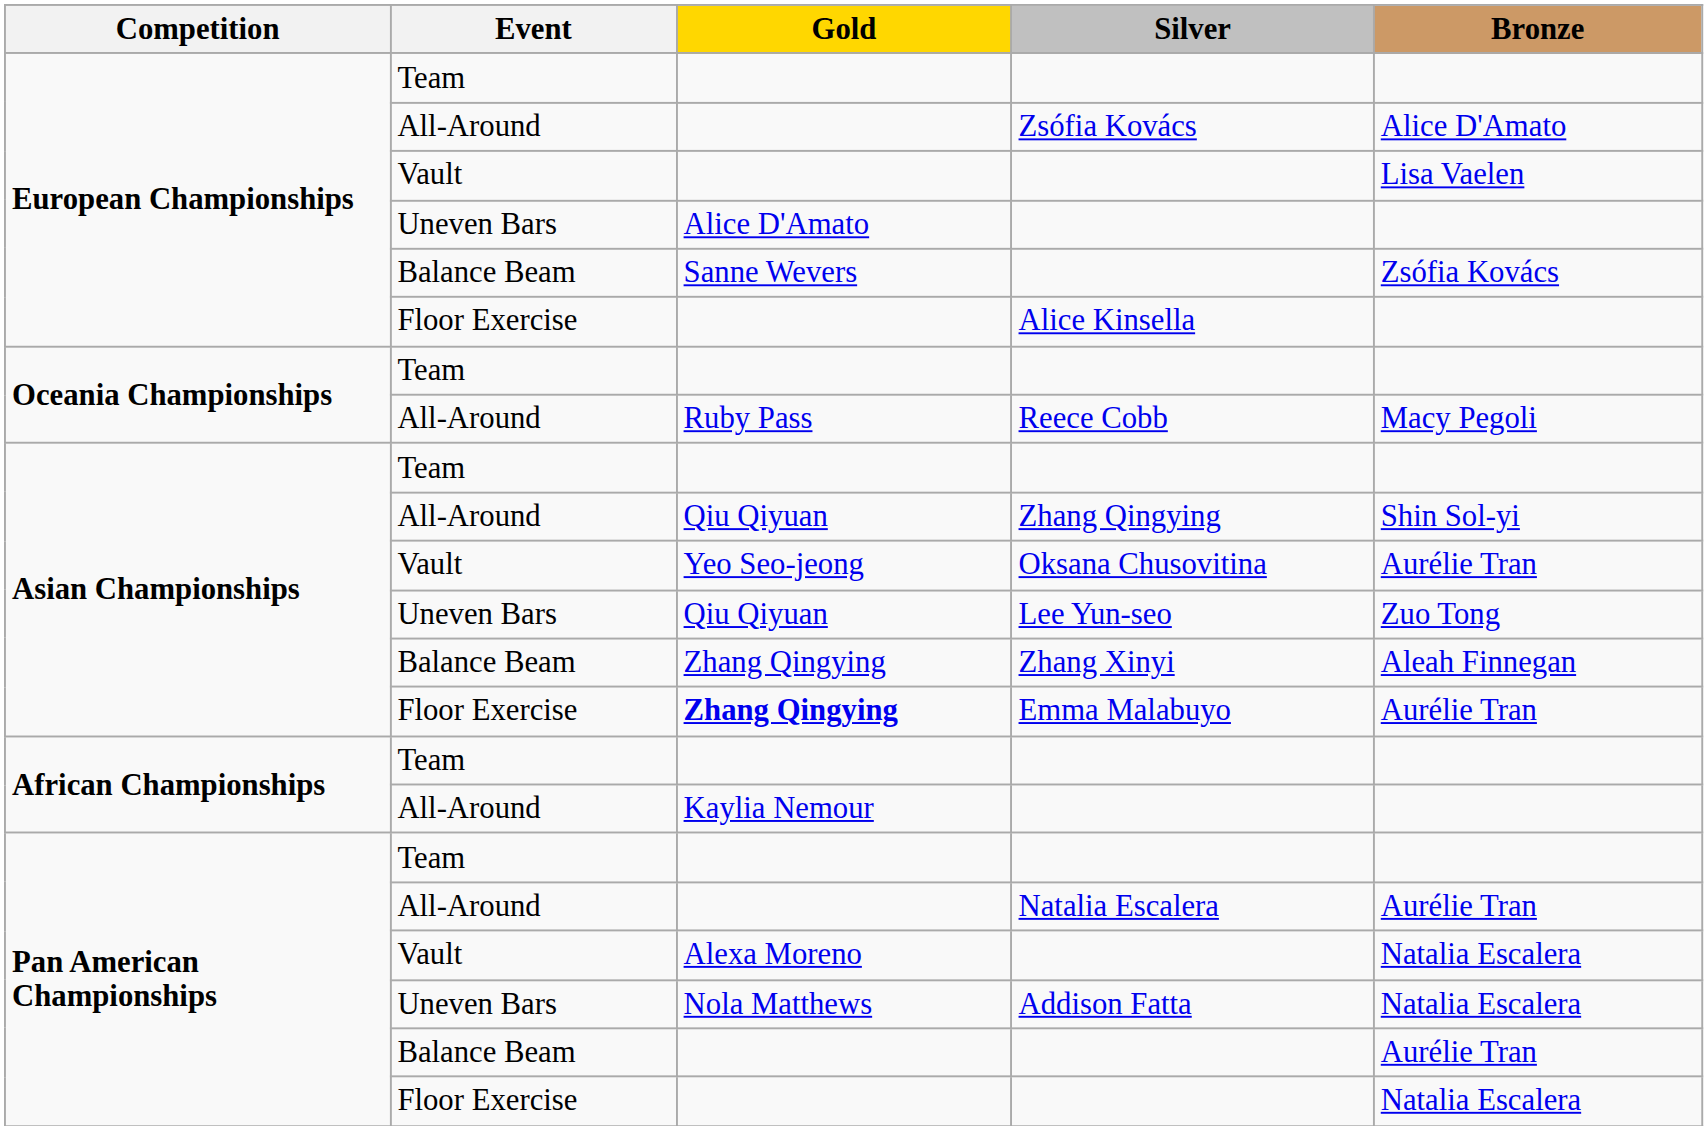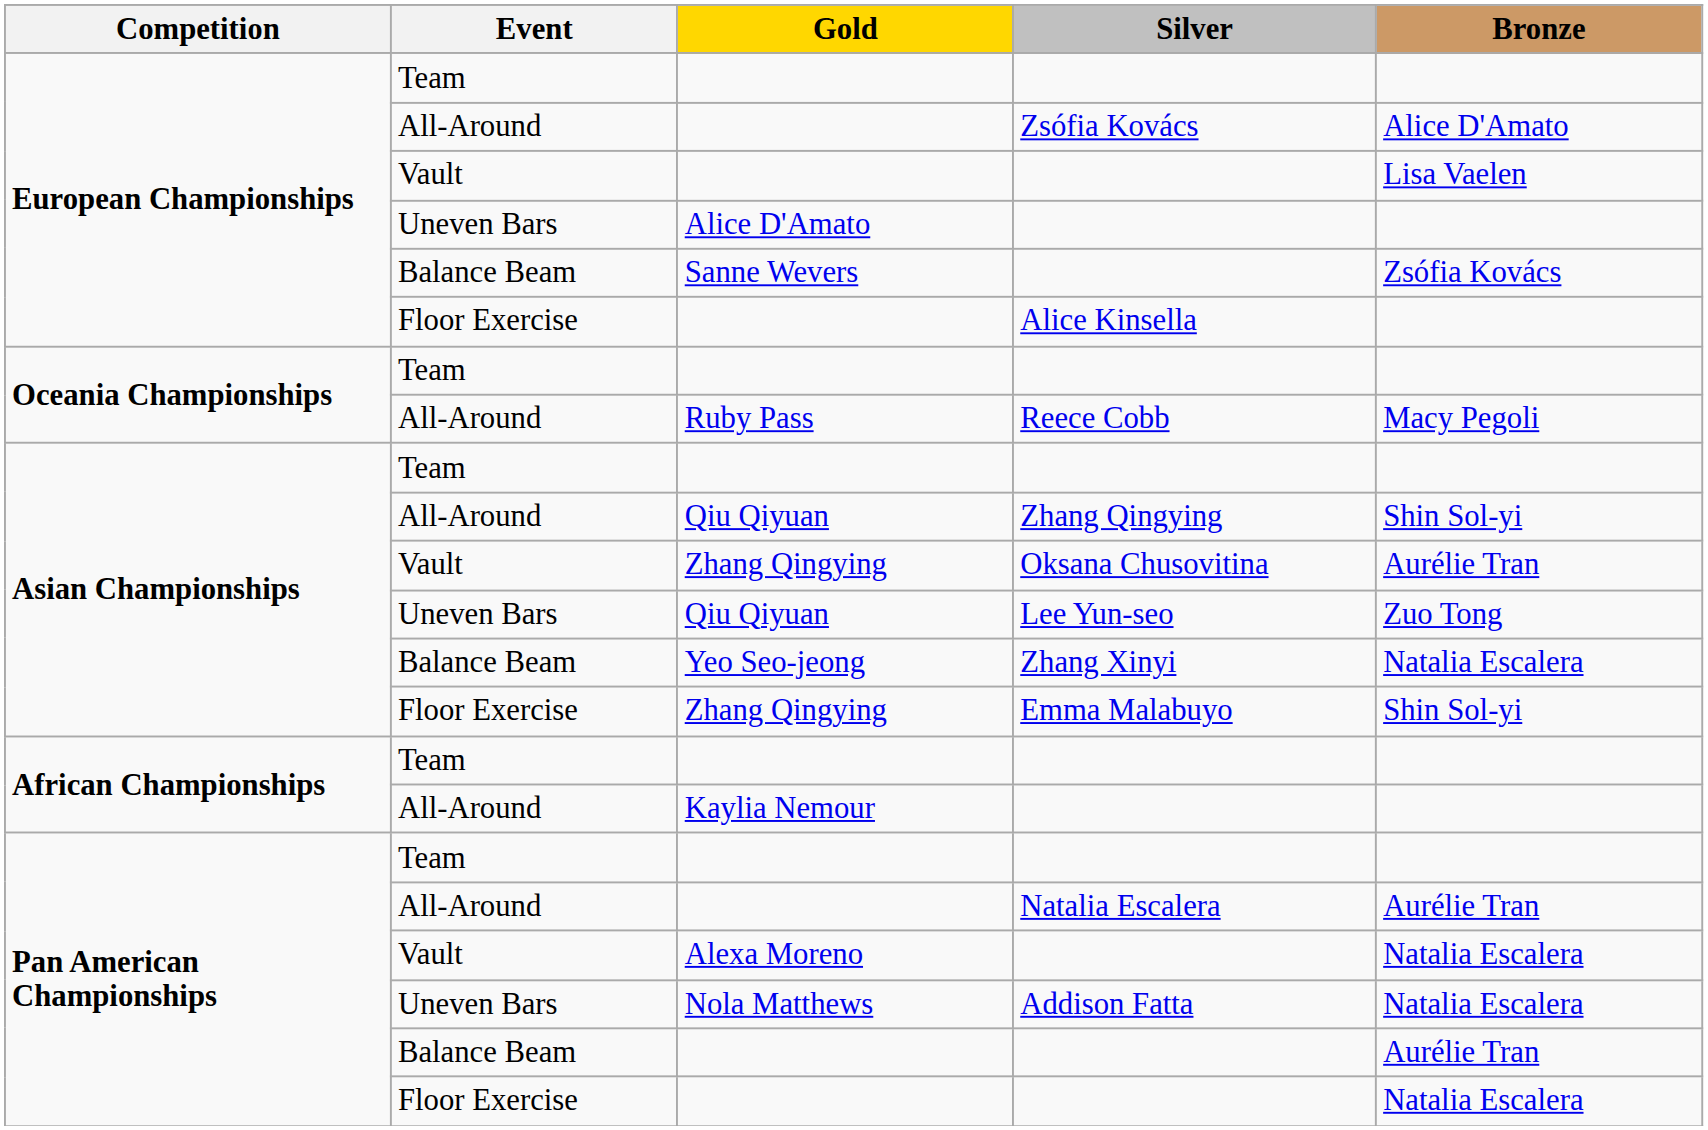(774, 564) Yeo Seo-jeong -> (786, 564) Zhang Qingying
(785, 662) Zhang Qingying -> (775, 662) Yeo Seo-jeong
(1478, 662) Aleah Finnegan -> (1483, 662) Natalia Escalera
(791, 710) bold -> (786, 710) normal
(1459, 710) Aurélie Tran -> (1453, 710) Shin Sol-yi
